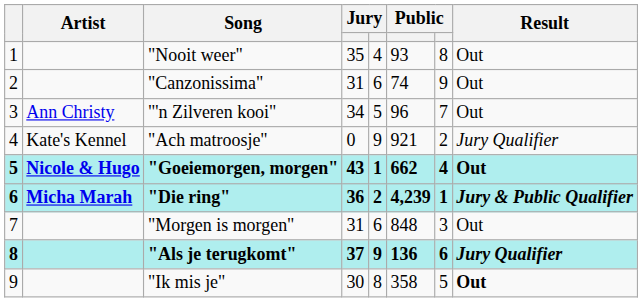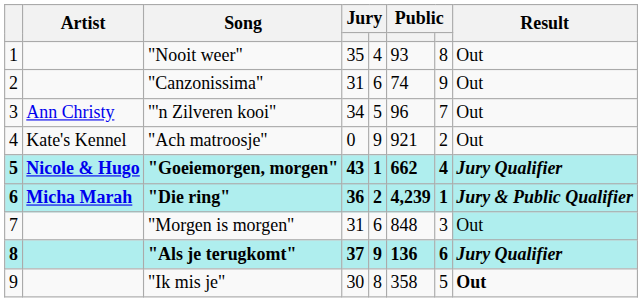(507, 140) Jury Qualifier -> (470, 140) Out
(471, 169) Out -> (509, 169) Jury Qualifier
(470, 225) no background -> (470, 225) paleturquoise background
